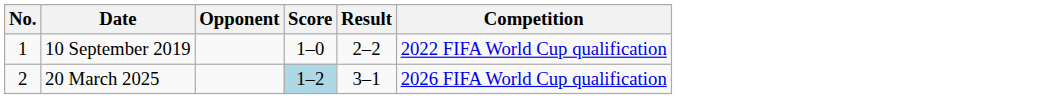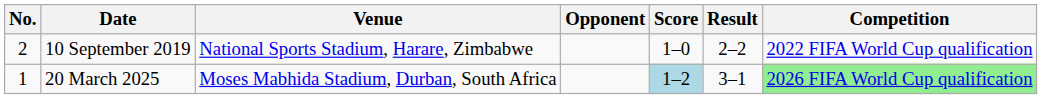+ column: (378, 19)
(23, 49) 1 -> (23, 49) 2
(23, 78) 2 -> (23, 78) 1
(534, 78) no background -> (900, 78) lightgreen background
